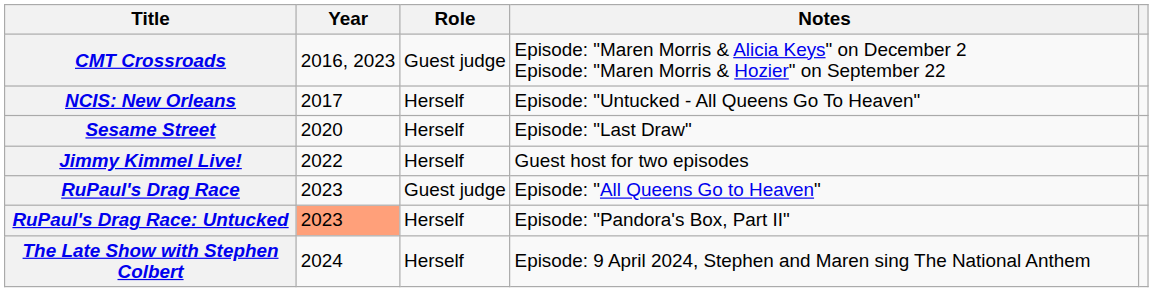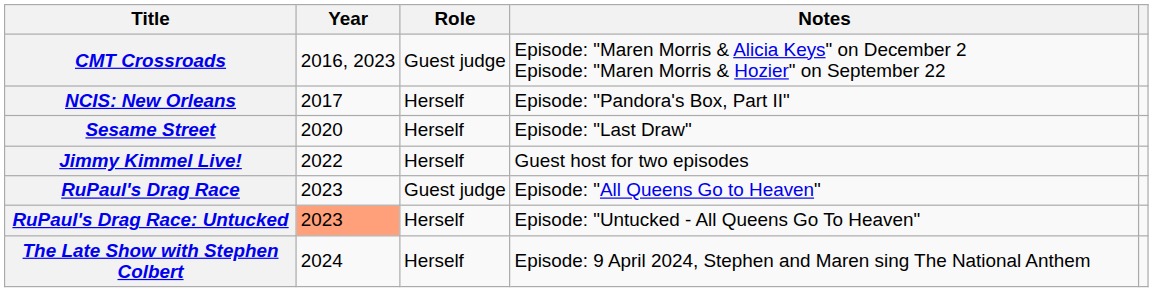(717, 100) Episode: "Untucked - All Queens Go To Heaven" -> (652, 100) Episode: "Pandora's Box, Part II"
(652, 220) Episode: "Pandora's Box, Part II" -> (717, 220) Episode: "Untucked - All Queens Go To Heaven"
